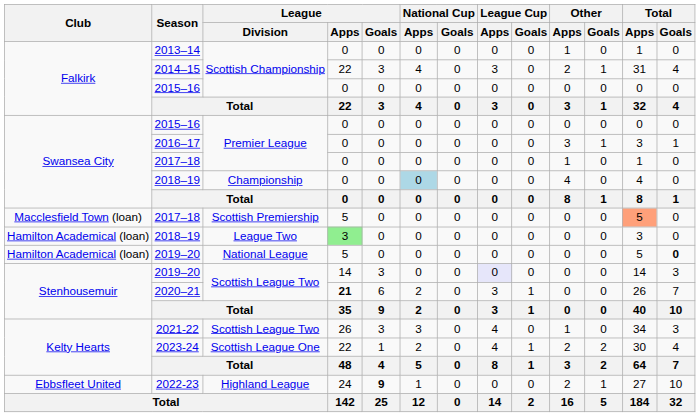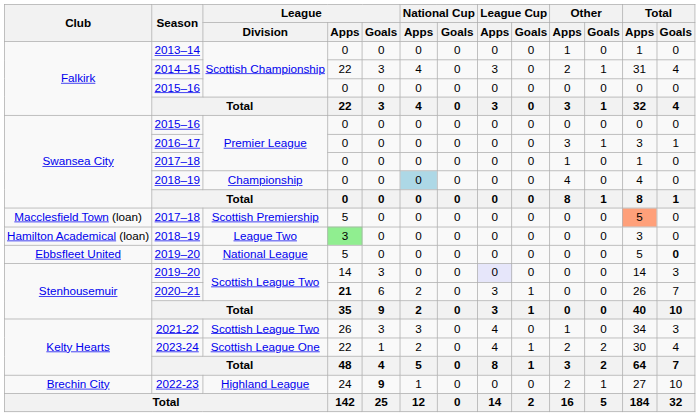(78, 254) Hamilton Academical (loan) -> (78, 254) Ebbsfleet United
(78, 384) Ebbsfleet United -> (78, 384) Brechin City
